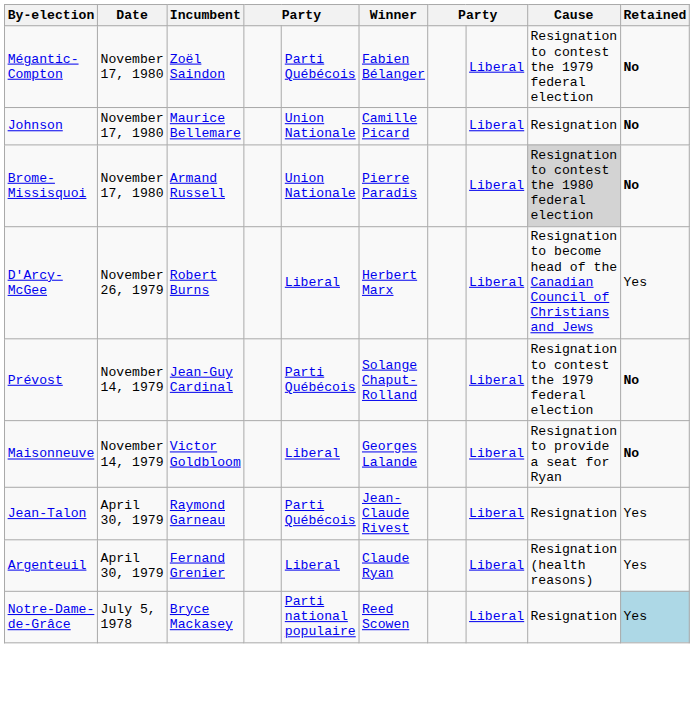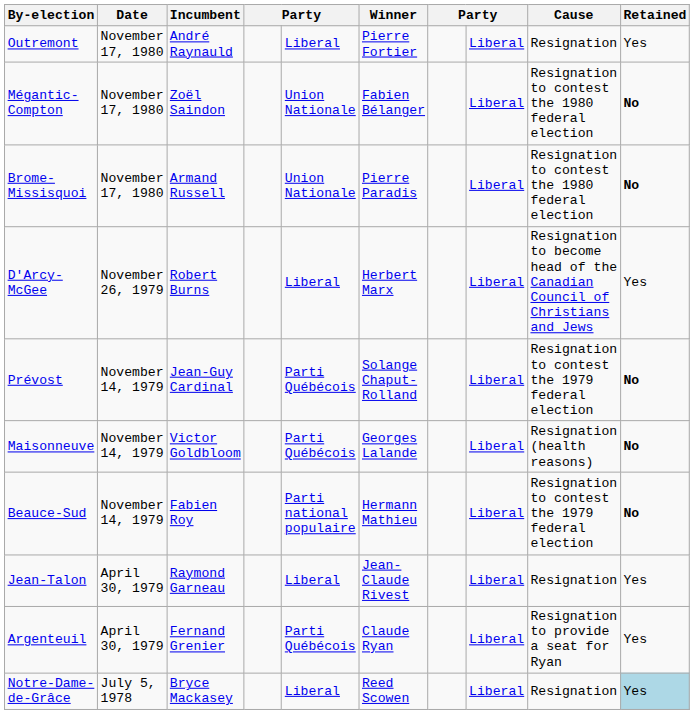+ row: (43, 44)
(320, 67) Parti Québécois -> (320, 103) Union Nationale
(574, 67) Resignation to contest the 1979 federal election -> (574, 103) Resignation to contest the 1980 federal election
- row: (35, 126)
(574, 185) lightgrey background -> (574, 185) no background
(312, 454) Liberal -> (320, 447) Parti Québécois
(574, 454) Resignation to provide a seat for Ryan -> (574, 447) Resignation (health reasons)
+ row: (47, 513)
(320, 513) Parti Québécois -> (312, 580) Liberal
(312, 565) Liberal -> (320, 640) Parti Québécois
(574, 565) Resignation (health reasons) -> (574, 640) Resignation to provide a seat for Ryan
(320, 617) Parti national populaire -> (312, 691) Liberal
